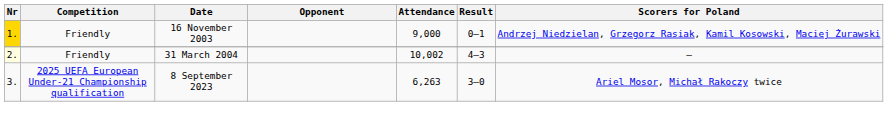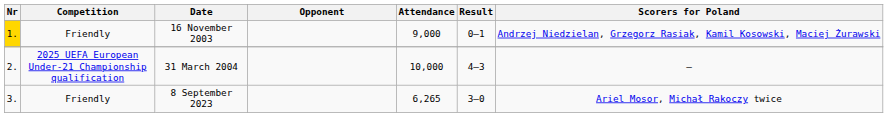(12, 55) lightyellow background -> (12, 66) no background
(88, 55) Friendly -> (88, 66) 2025 UEFA European Under-21 Championship qualification
(427, 55) 10,002 -> (427, 66) 10,000
(88, 82) 2025 UEFA European Under-21 Championship qualification -> (88, 98) Friendly
(427, 82) 6,263 -> (427, 98) 6,265
